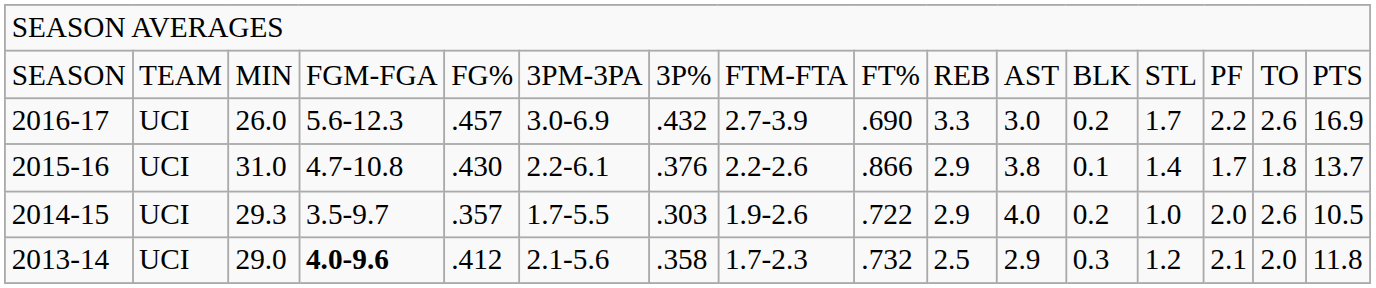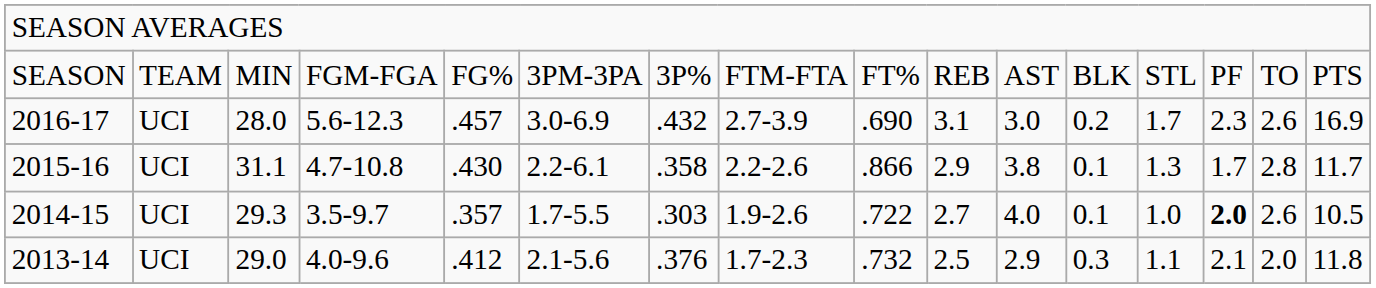(261, 120) 26.0 -> (261, 120) 28.0
(952, 120) 3.3 -> (952, 120) 3.1
(1229, 120) 2.2 -> (1229, 120) 2.3
(261, 167) 31.0 -> (261, 167) 31.1
(682, 167) .376 -> (682, 167) .358
(1163, 167) 1.4 -> (1163, 167) 1.3
(1279, 167) 1.8 -> (1279, 167) 2.8
(1338, 167) 13.7 -> (1337, 167) 11.7
(952, 213) 2.9 -> (952, 213) 2.7
(1091, 213) 0.2 -> (1091, 213) 0.1
(1229, 213) normal -> (1229, 213) bold
(347, 259) bold -> (347, 259) normal
(682, 259) .358 -> (682, 259) .376
(1163, 259) 1.2 -> (1163, 259) 1.1
